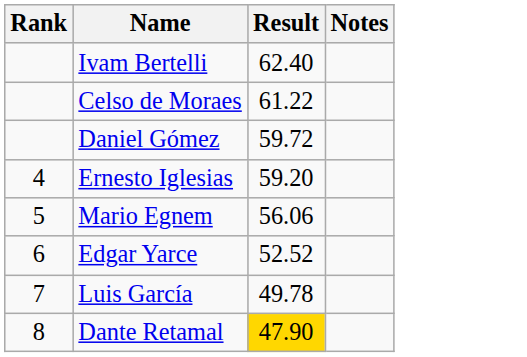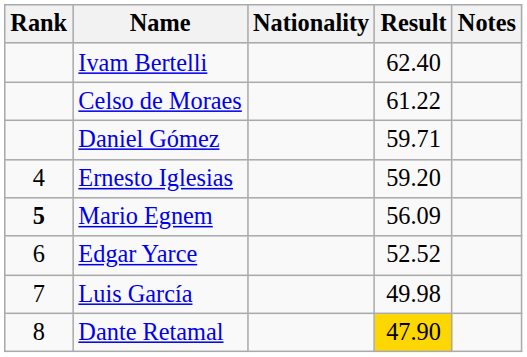+ column: (311, 23)
(286, 139) 59.72 -> (414, 139) 59.71
(39, 216) normal -> (39, 216) bold
(286, 216) 56.06 -> (414, 216) 56.09
(286, 293) 49.78 -> (414, 293) 49.98
